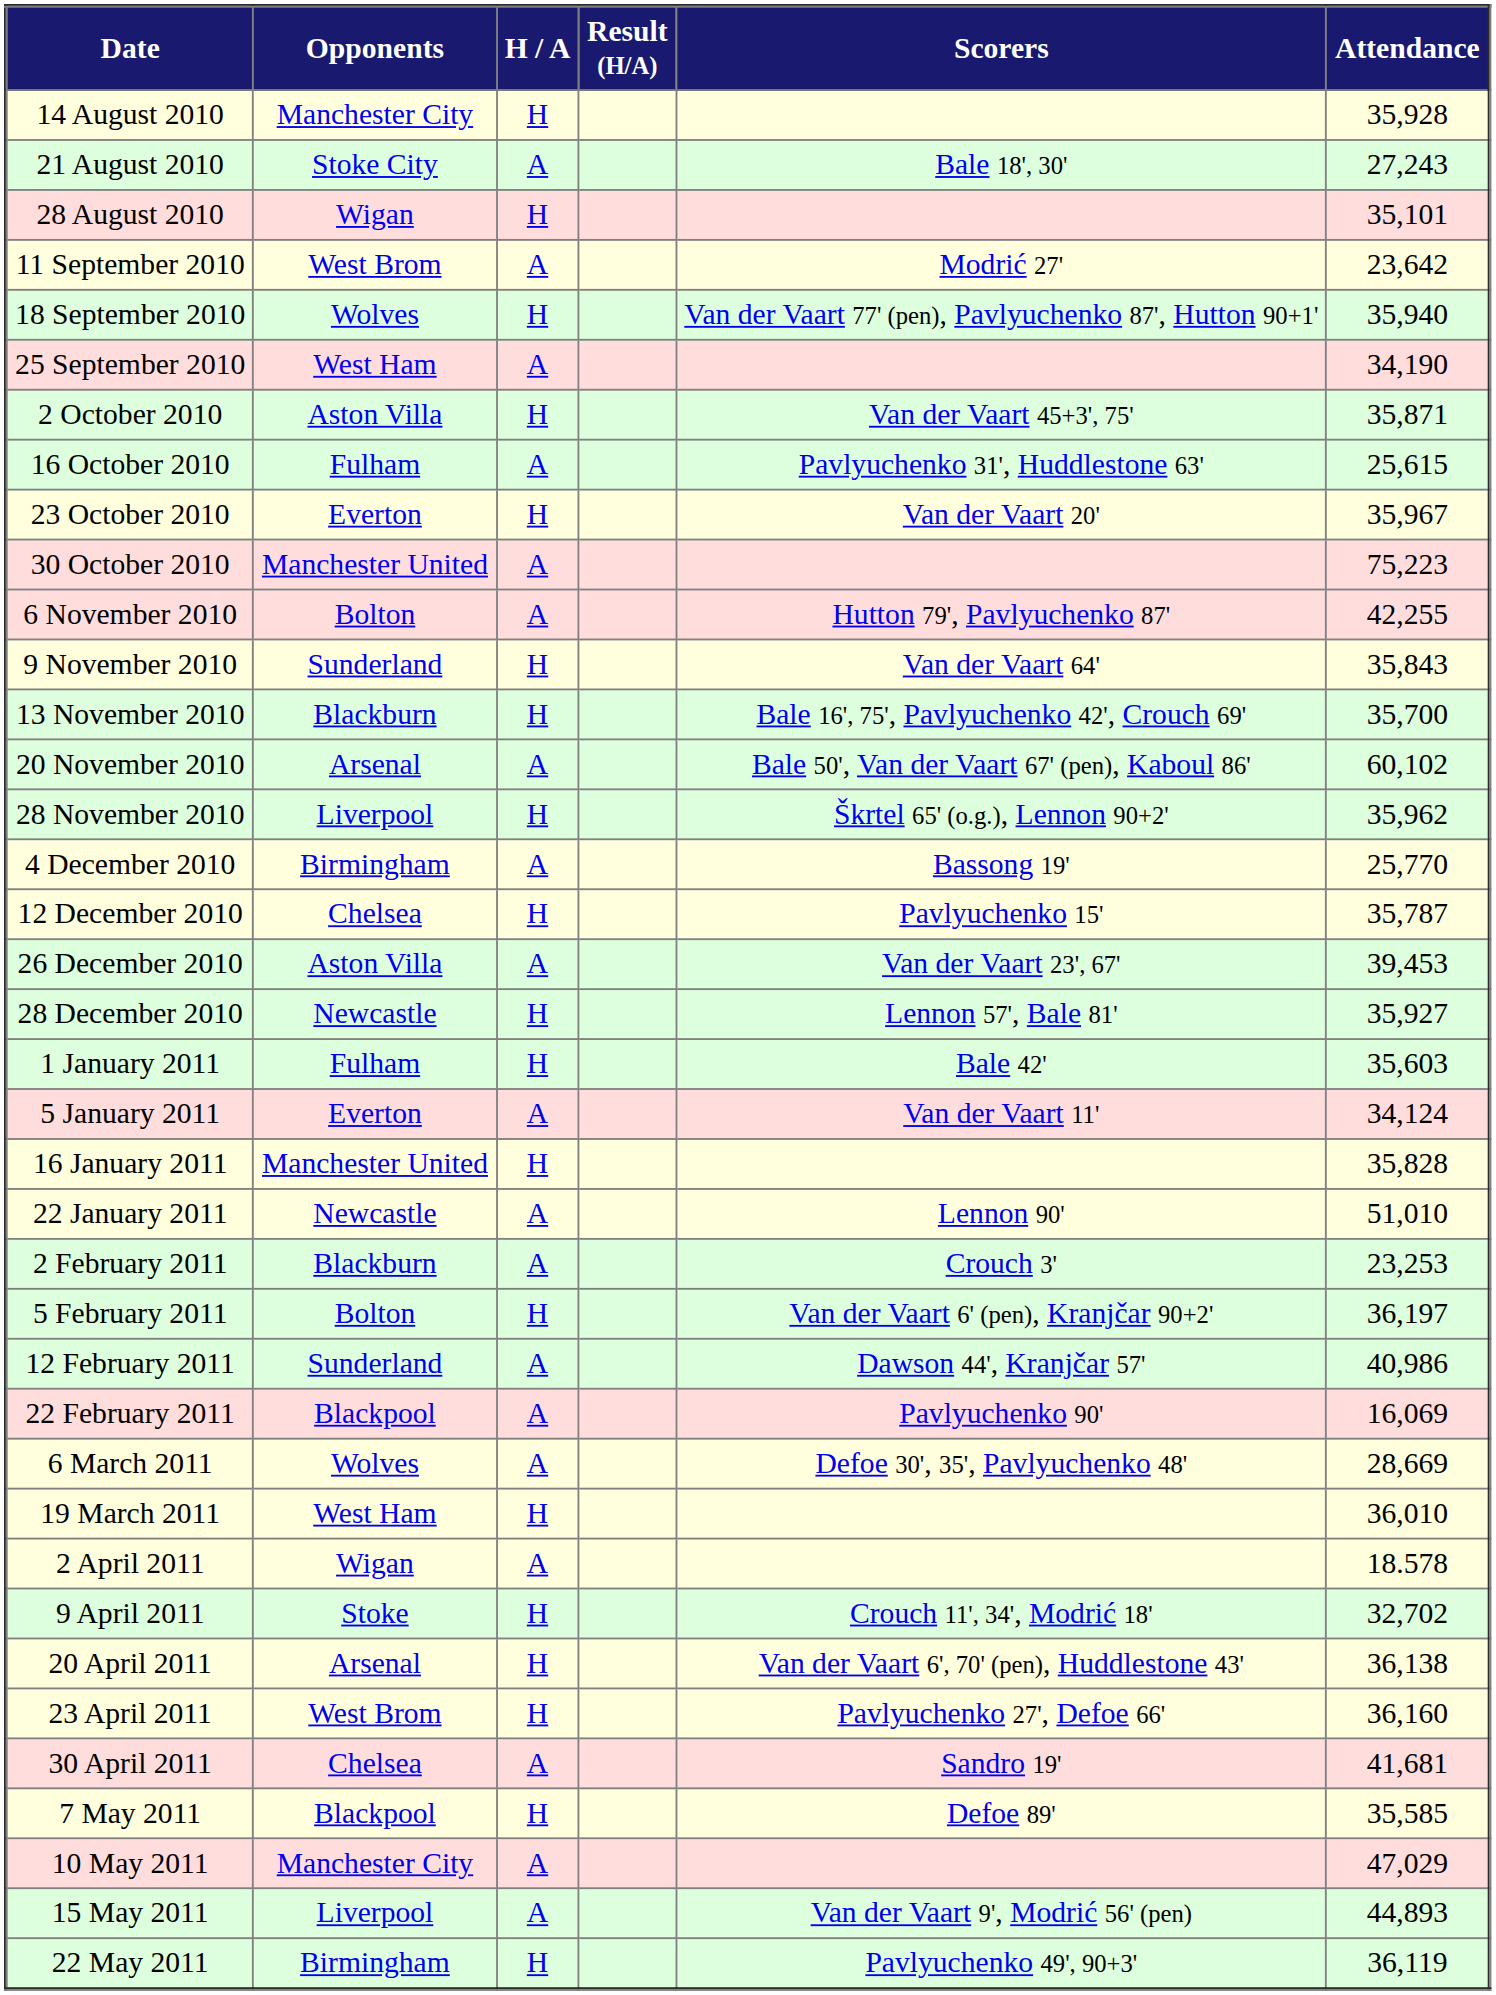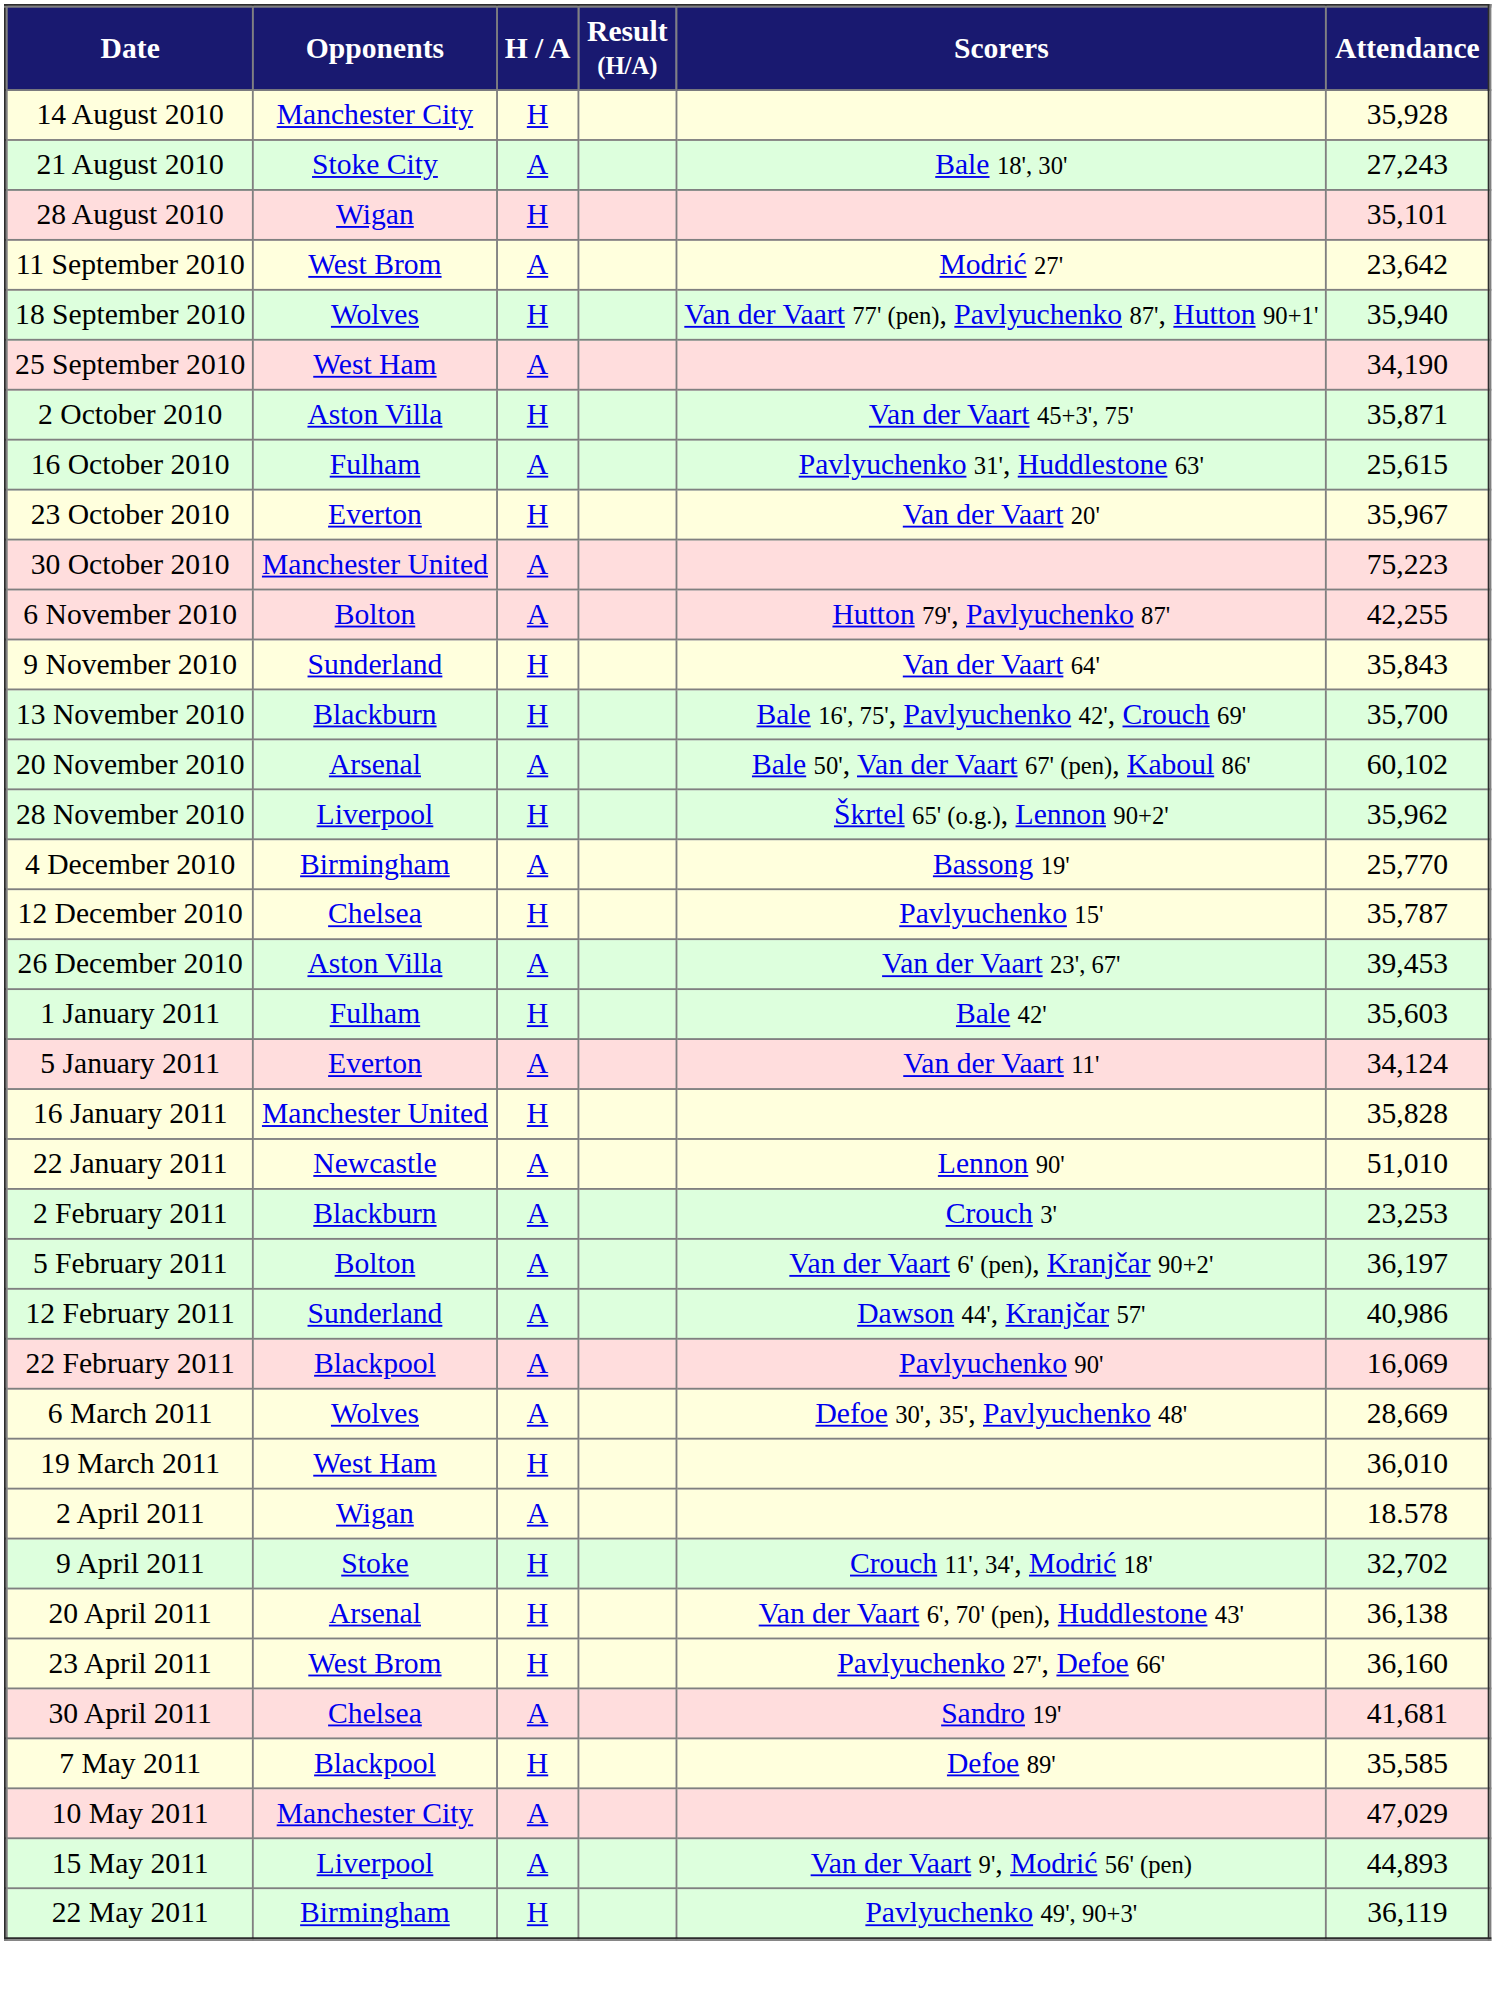- row: (130, 1013)
(538, 1313) H -> (538, 1263) A
